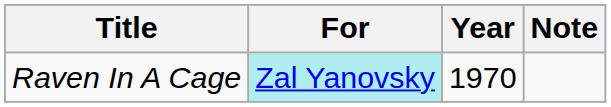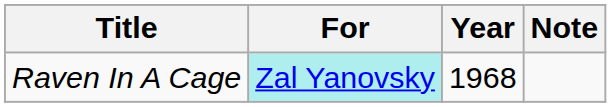(483, 76) 1970 -> (483, 76) 1968
